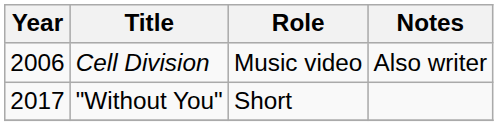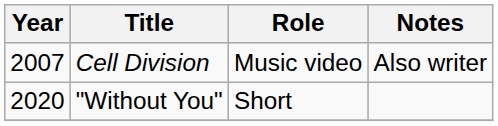(37, 62) 2006 -> (37, 62) 2007
(37, 100) 2017 -> (37, 100) 2020
